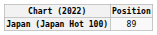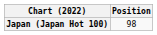(131, 24) 89 -> (131, 24) 98
